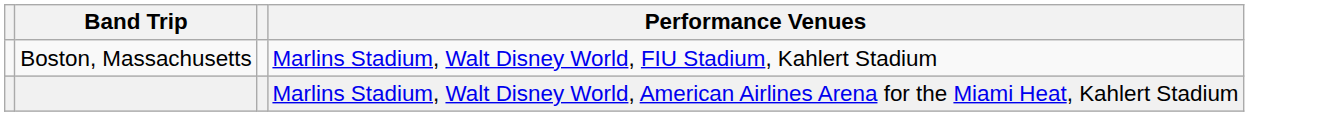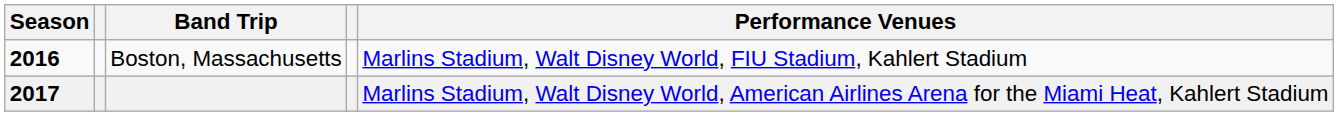+ column: (50, 22)
